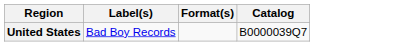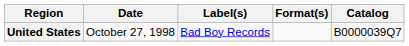+ column: (130, 13)
